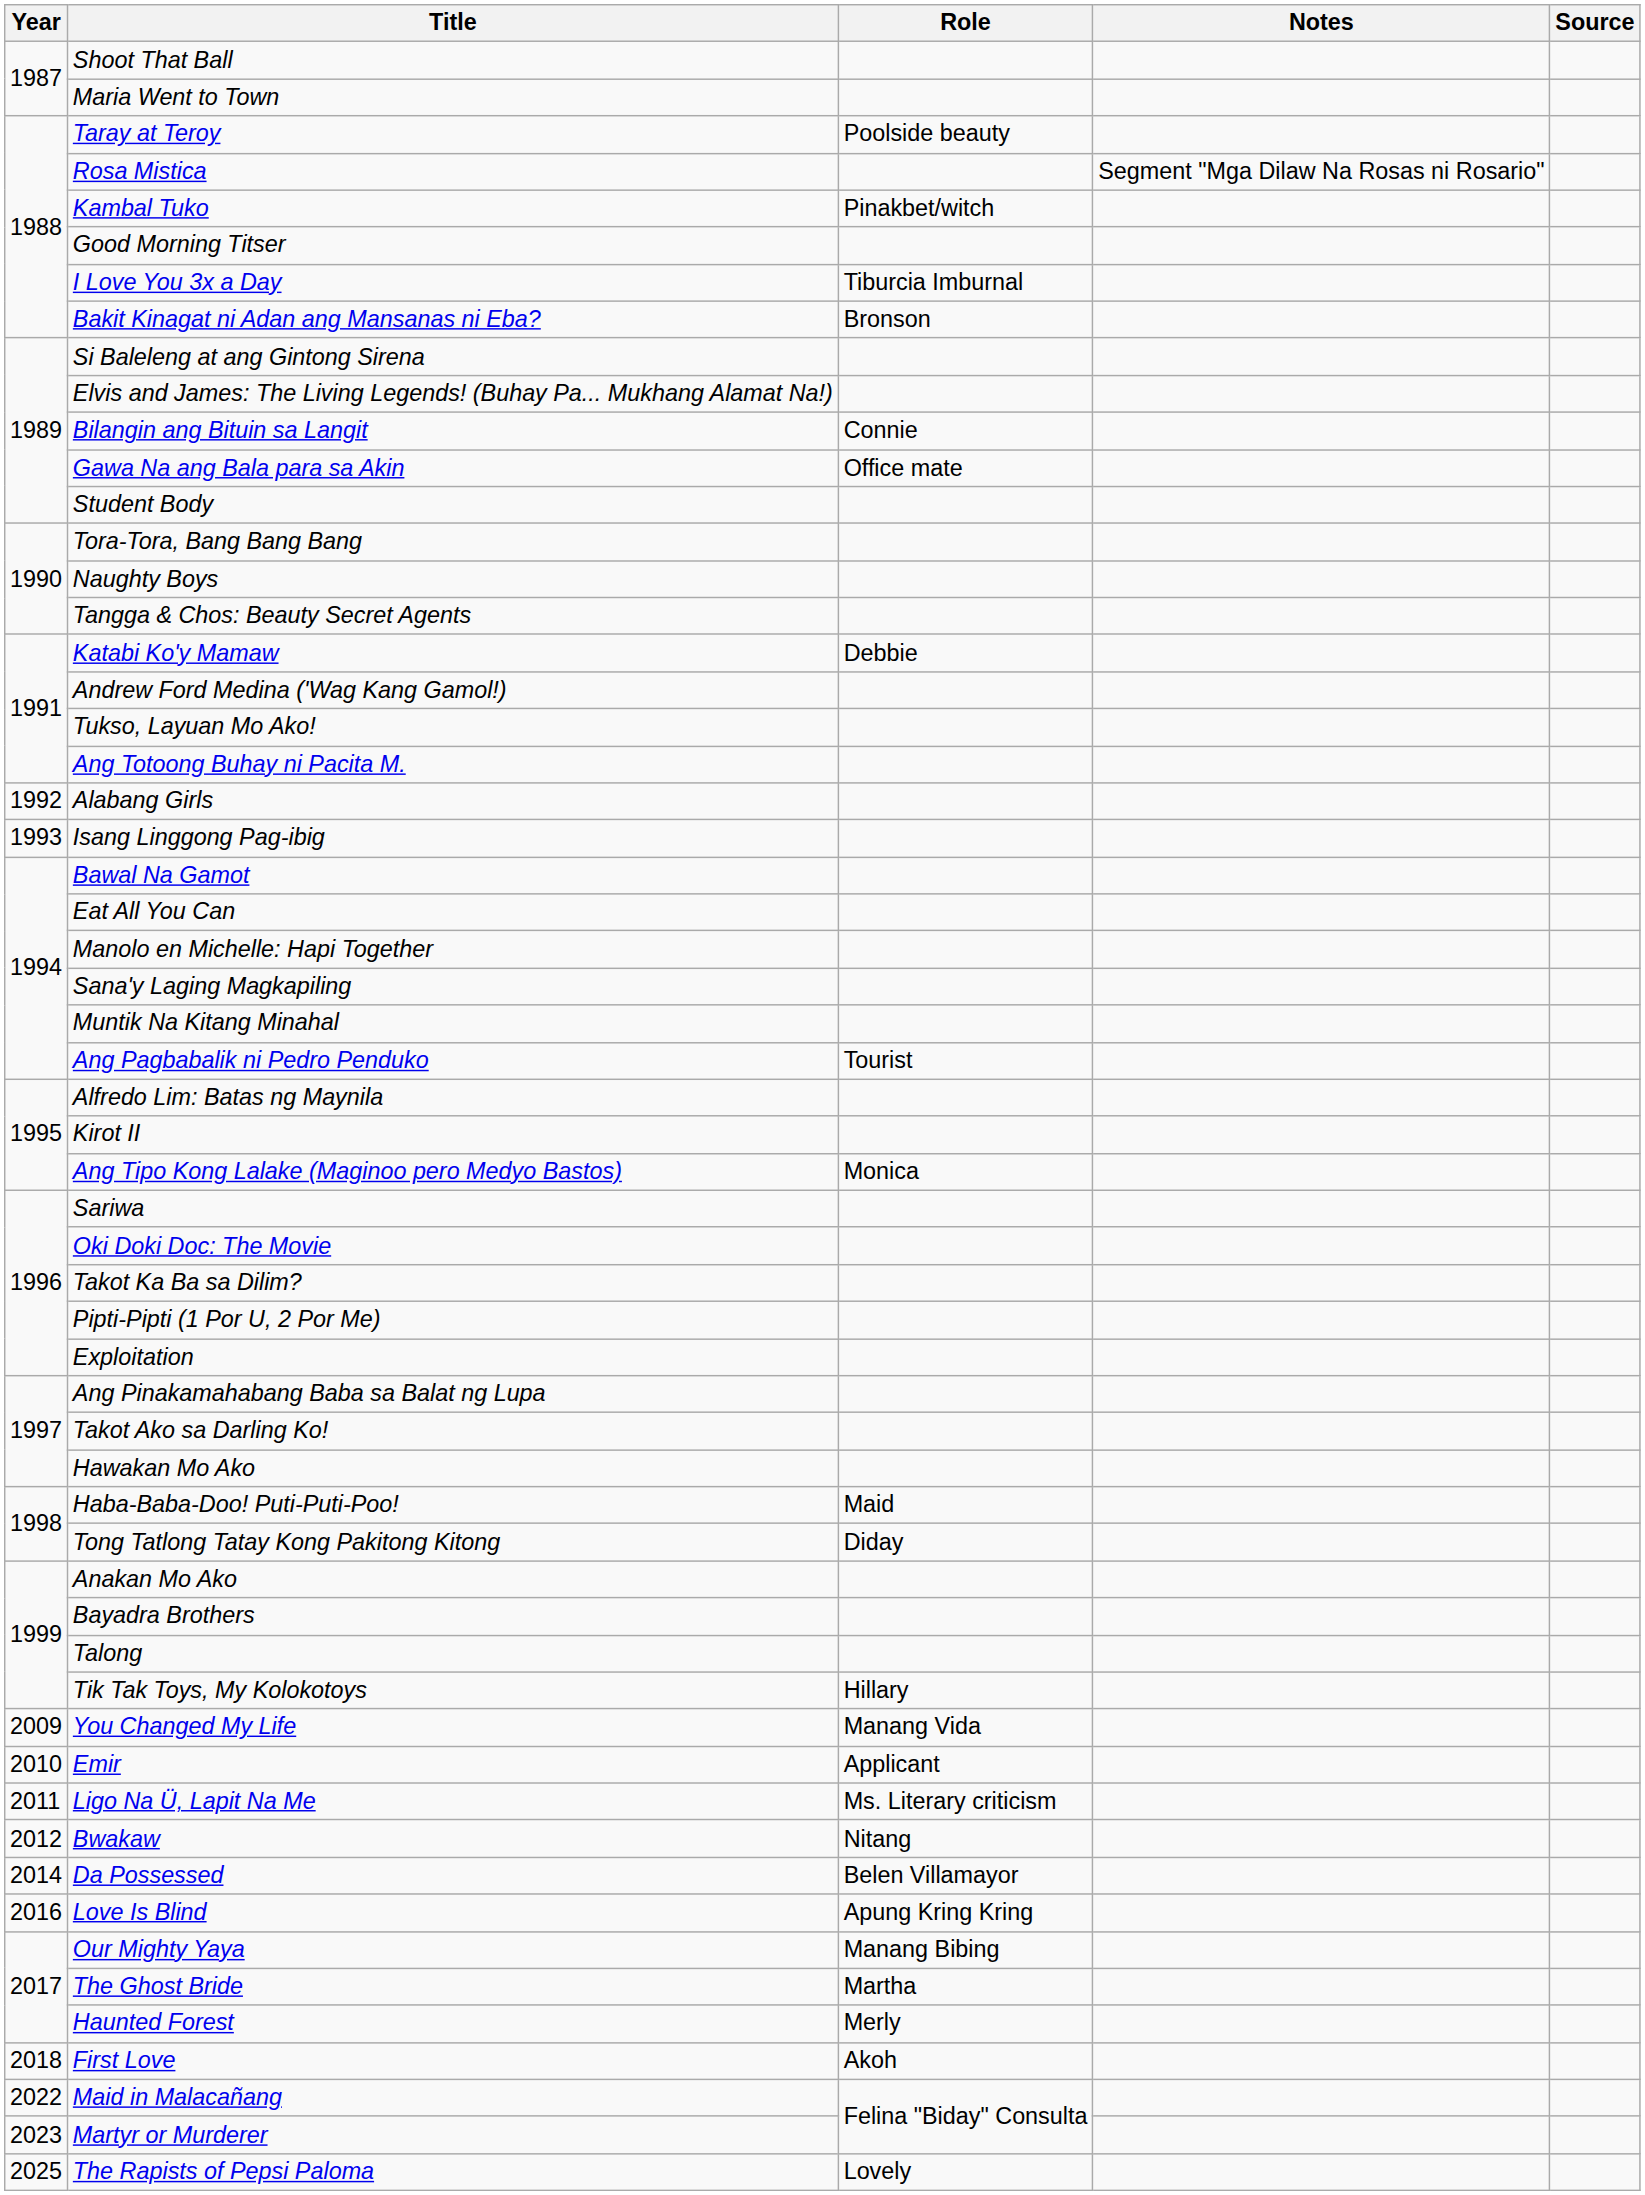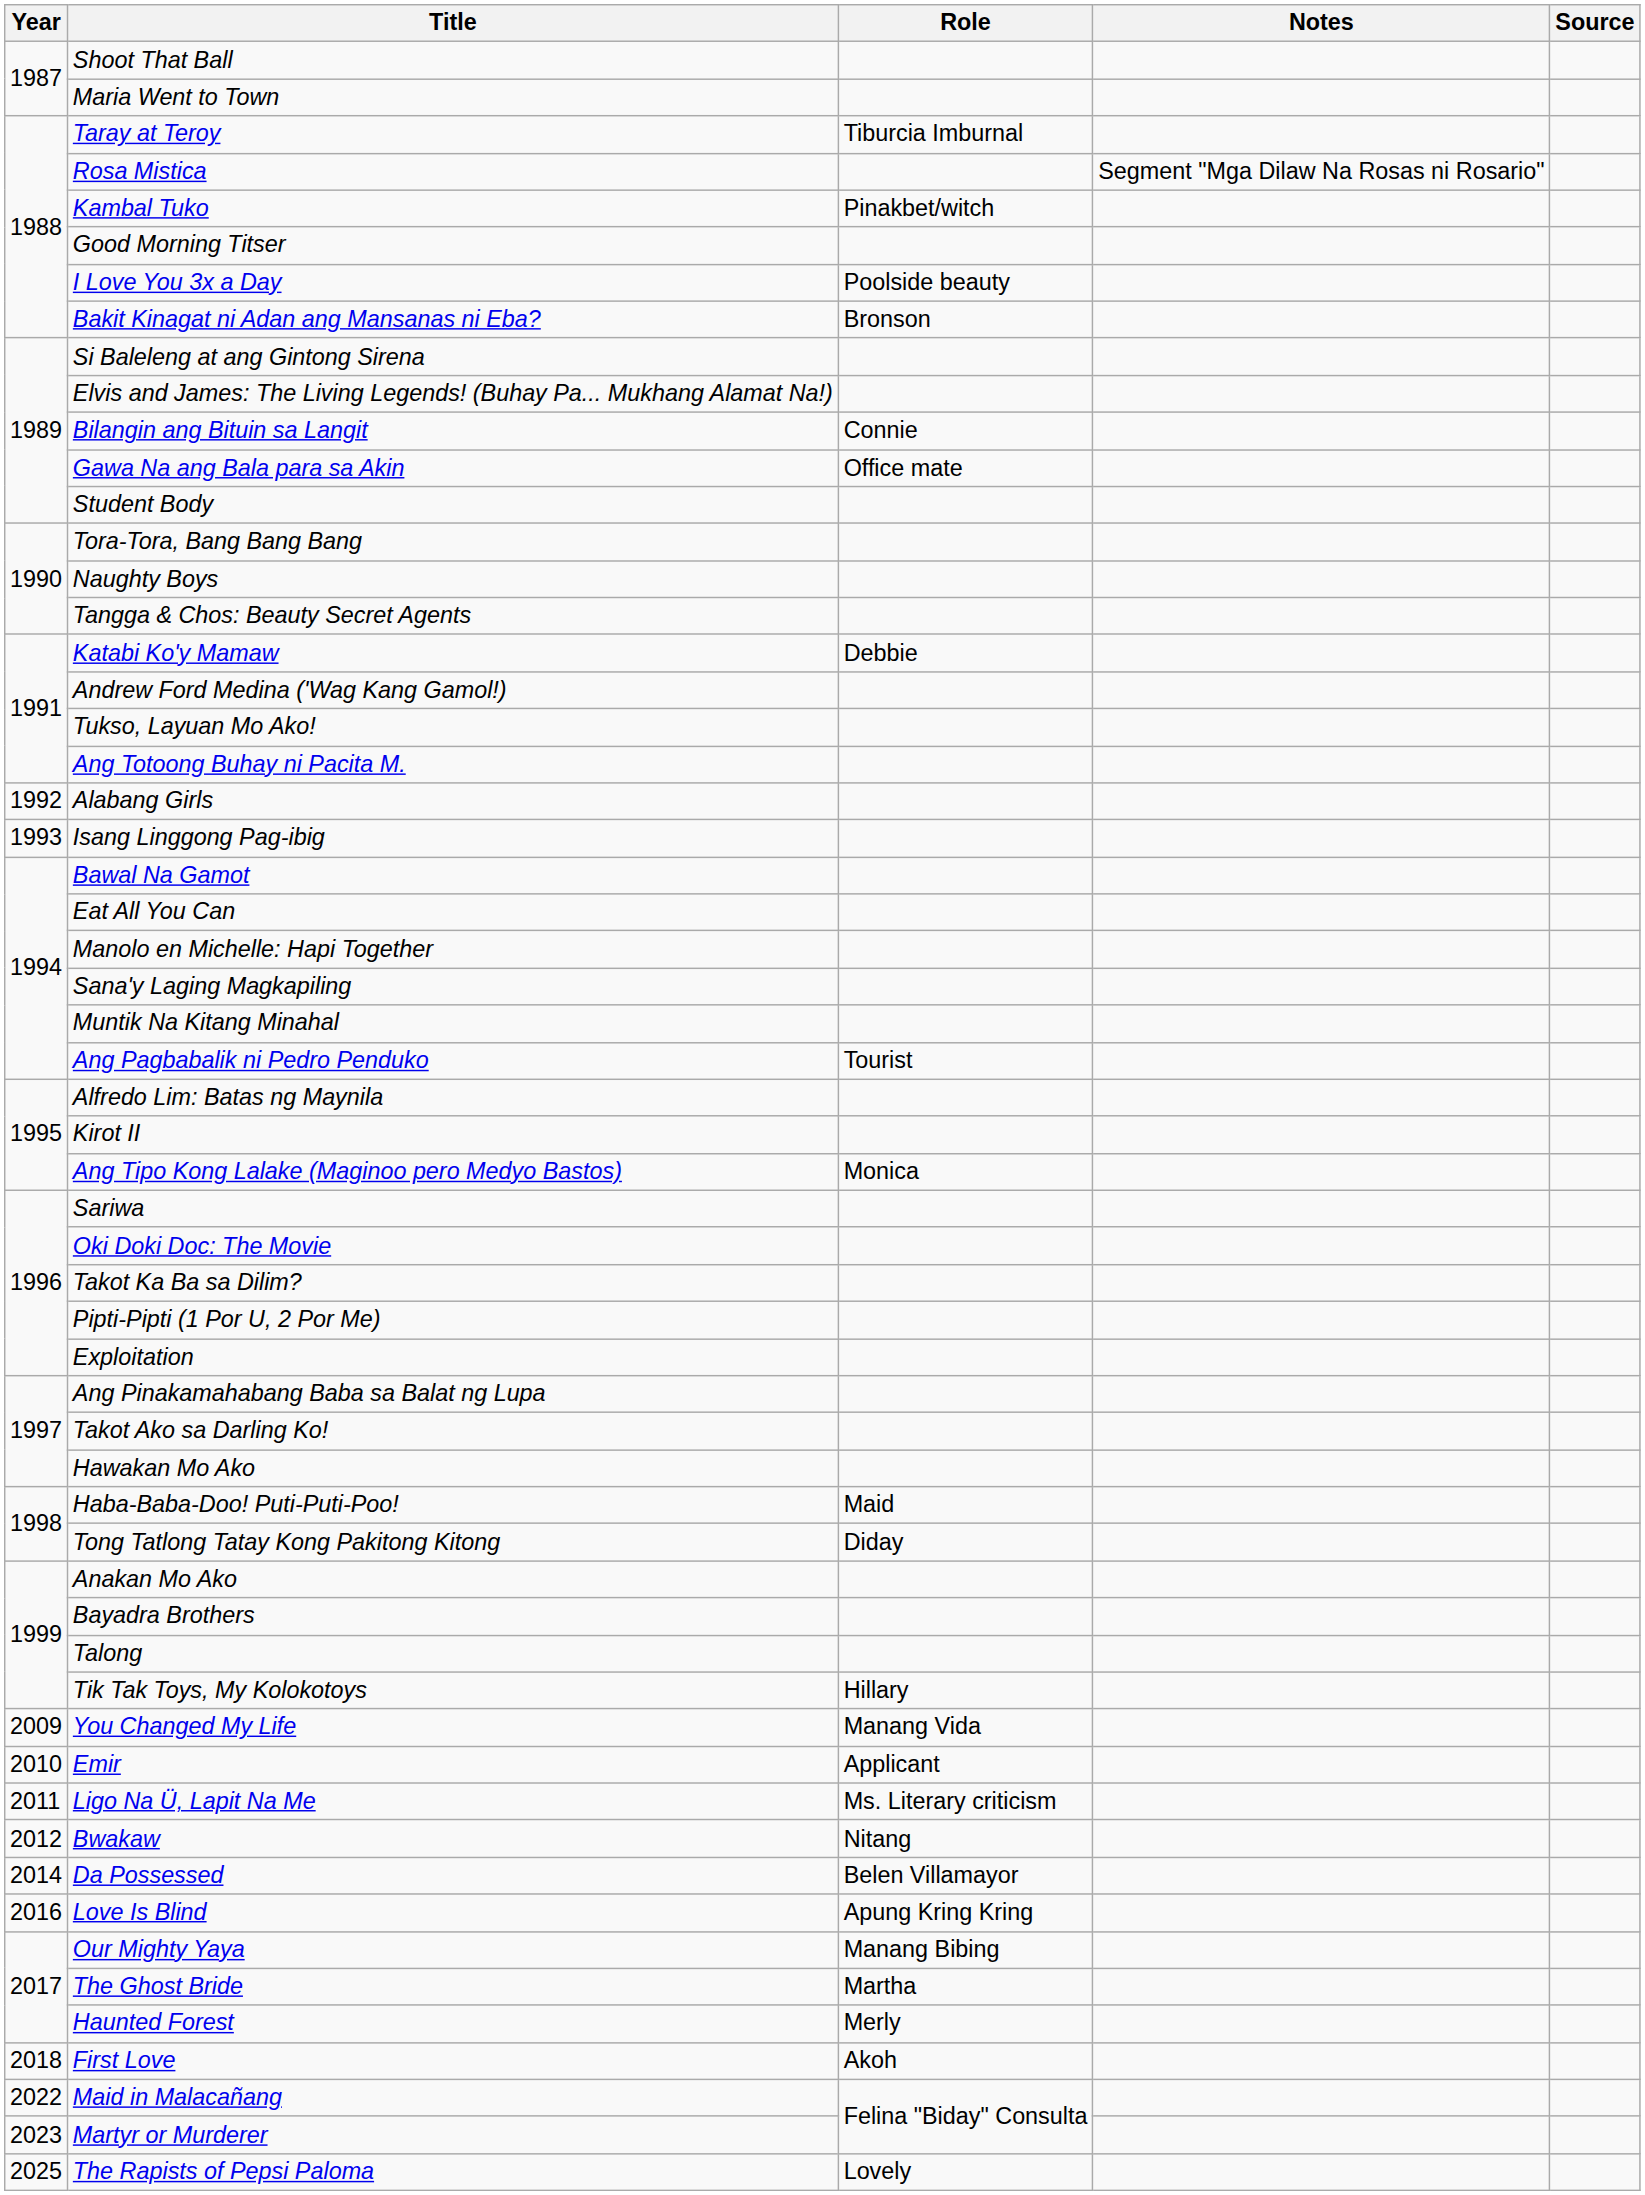(927, 134) Poolside beauty -> (933, 134) Tiburcia Imburnal
(933, 282) Tiburcia Imburnal -> (927, 282) Poolside beauty
